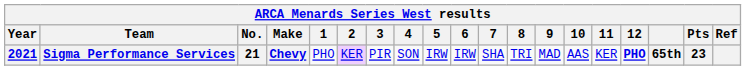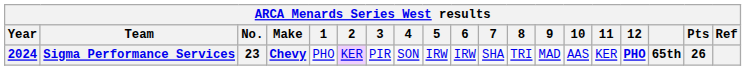(22, 54) 2021 -> (22, 54) 2024
(252, 54) 21 -> (252, 54) 23
(698, 54) 23 -> (698, 54) 26
